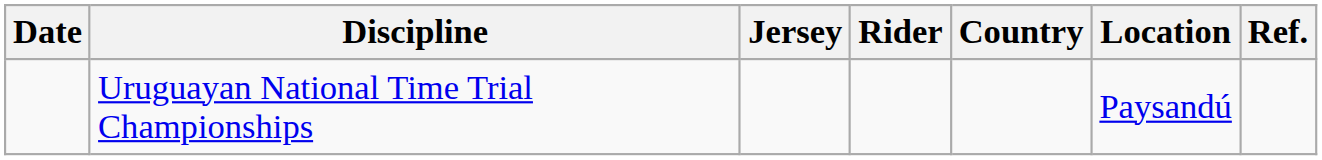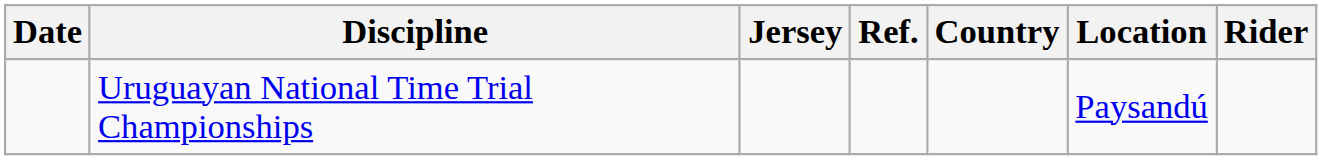columns swapped: (900, 31) <-> (1278, 31)
